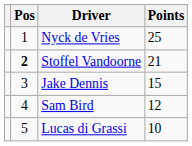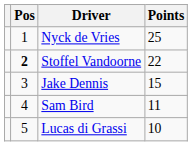(155, 60) 21 -> (155, 60) 22
(155, 106) 12 -> (154, 106) 11
